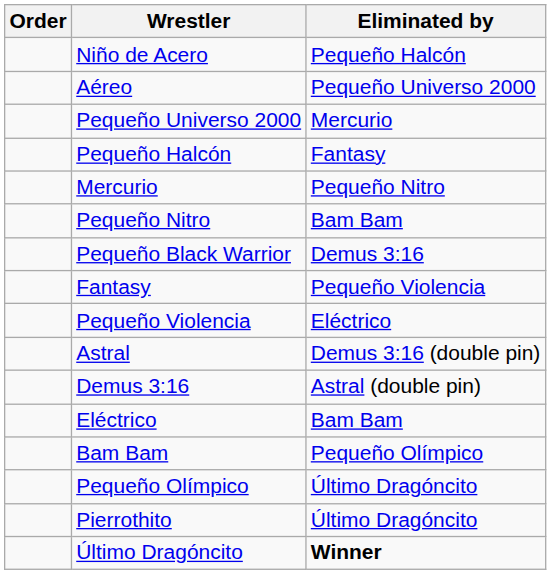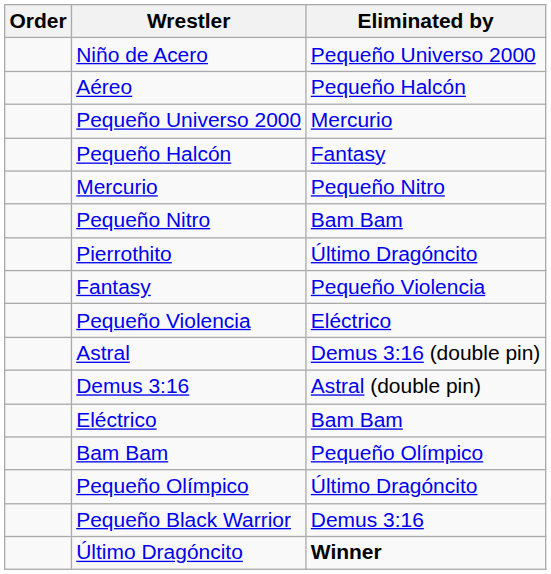(388, 54) Pequeño Halcón -> (423, 54) Pequeño Universo 2000
(423, 87) Pequeño Universo 2000 -> (388, 87) Pequeño Halcón
rows swapped: (184, 253) <-> (124, 519)
